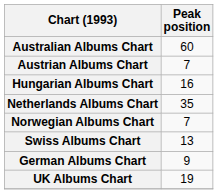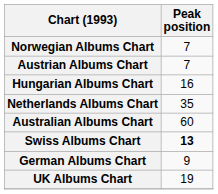rows swapped: (83, 46) <-> (83, 122)
(187, 141) normal -> (187, 141) bold
